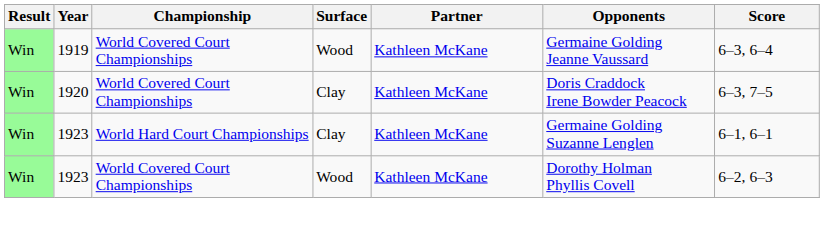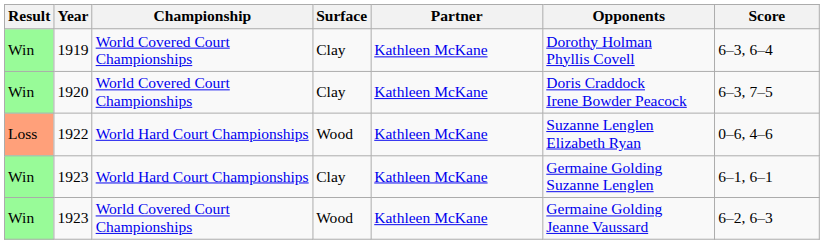(335, 50) Wood -> (331, 50) Clay
(604, 50) Germaine Golding Jeanne Vaussard -> (599, 50) Dorothy Holman Phyllis Covell
+ row: (73, 134)
(599, 176) Dorothy Holman Phyllis Covell -> (604, 218) Germaine Golding Jeanne Vaussard
